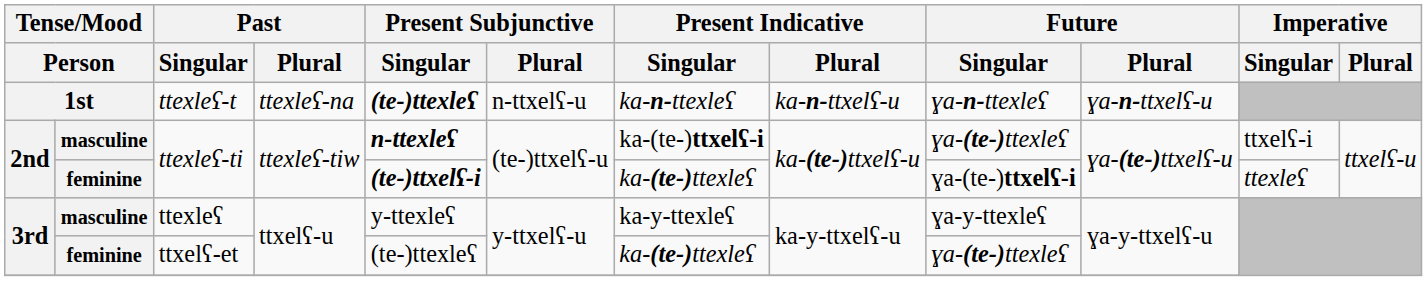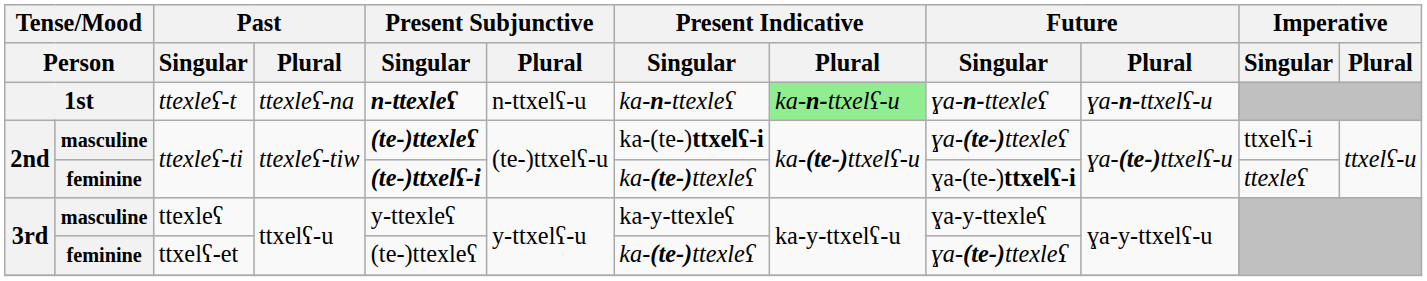(424, 100) (te-)ttexleʕ -> (414, 100) n-ttexleʕ
(837, 100) no background -> (837, 100) lightgreen background
(414, 139) n-ttexleʕ -> (424, 139) (te-)ttexleʕ
